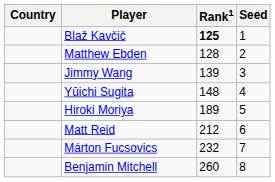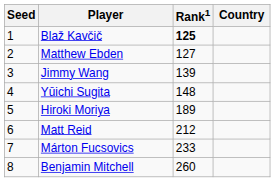columns swapped: (33, 15) <-> (253, 15)
(209, 54) 128 -> (186, 54) 127
(209, 148) 232 -> (186, 148) 233
